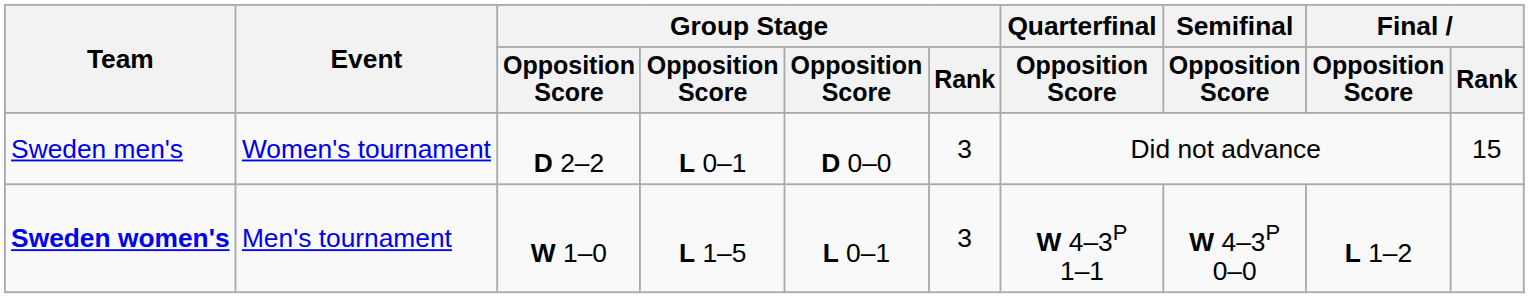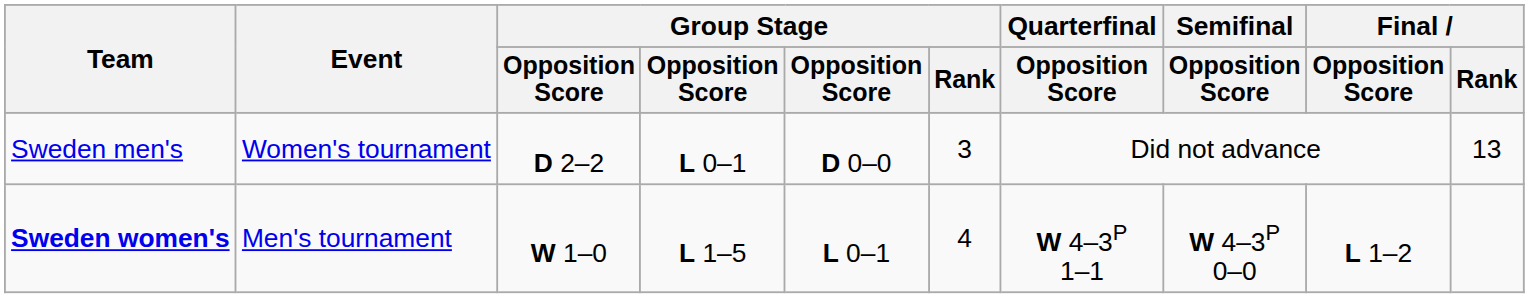(1487, 149) 15 -> (1487, 149) 13
(965, 238) 3 -> (965, 238) 4
